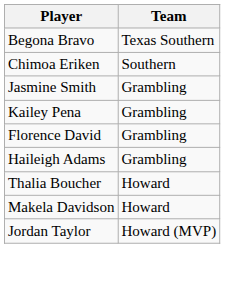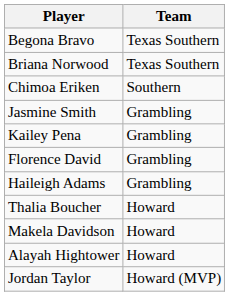+ row: (58, 64)
+ row: (64, 254)
